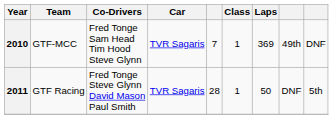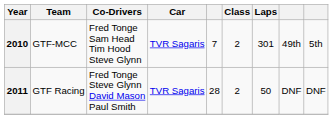(237, 44) 1 -> (237, 44) 2
(266, 44) 369 -> (266, 44) 301
(316, 44) DNF -> (316, 44) 5th
(237, 91) 1 -> (237, 91) 2
(316, 91) 5th -> (316, 91) DNF
